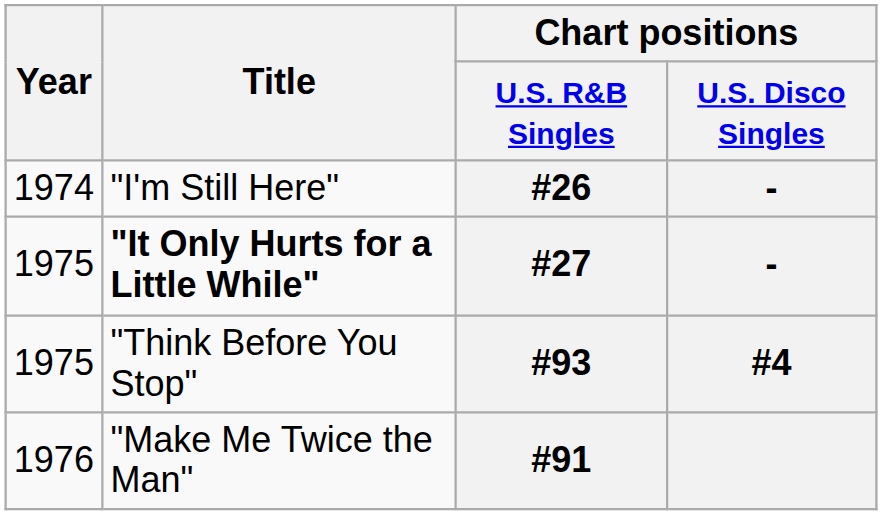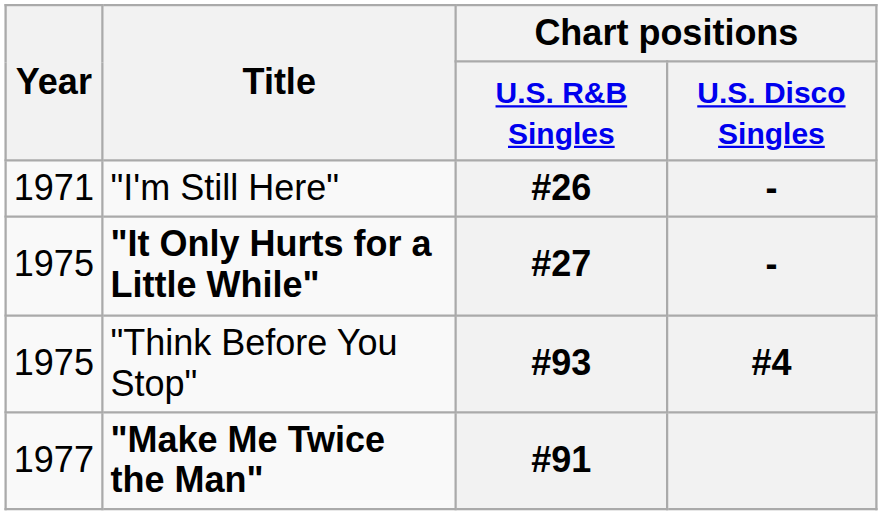(54, 187) 1974 -> (54, 187) 1971
(54, 460) 1976 -> (54, 460) 1977
(272, 460) normal -> (248, 460) bold
